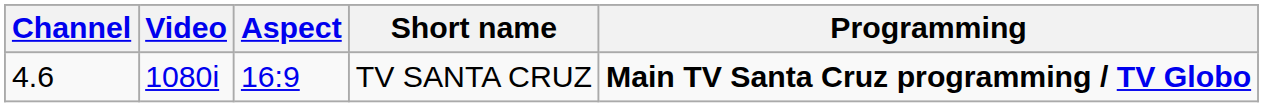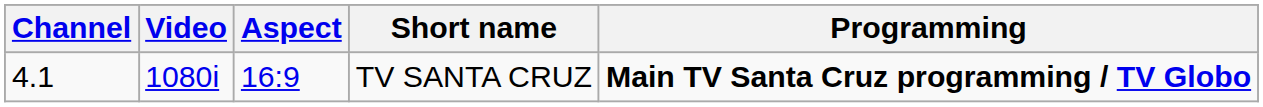(33, 76) 4.6 -> (33, 76) 4.1
